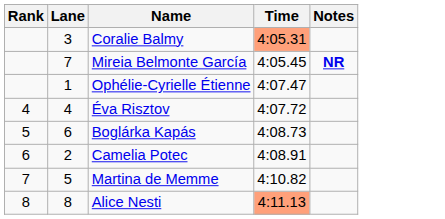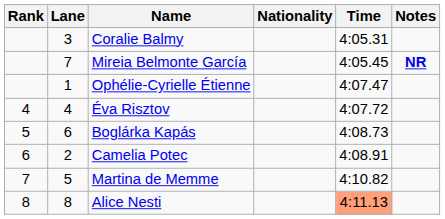+ column: (295, 16)
(282, 39) lightsalmon background -> (364, 39) no background
